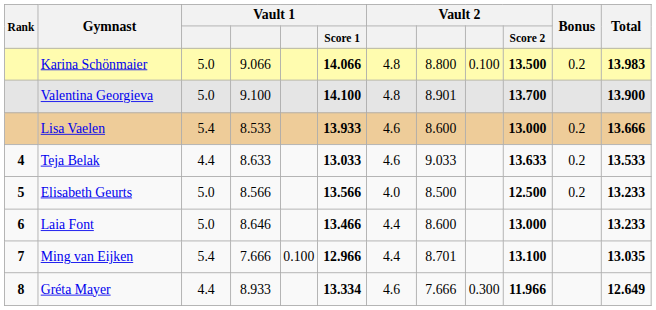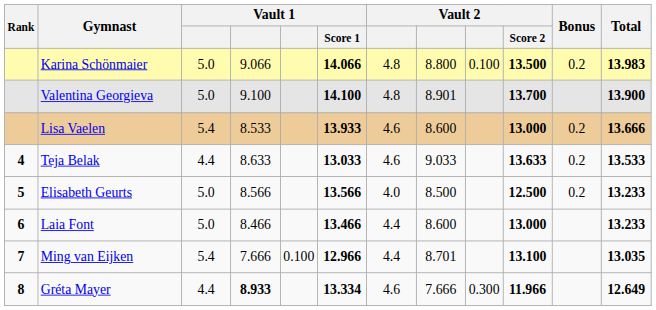(255, 224) 8.646 -> (255, 224) 8.466
(255, 289) normal -> (255, 289) bold
